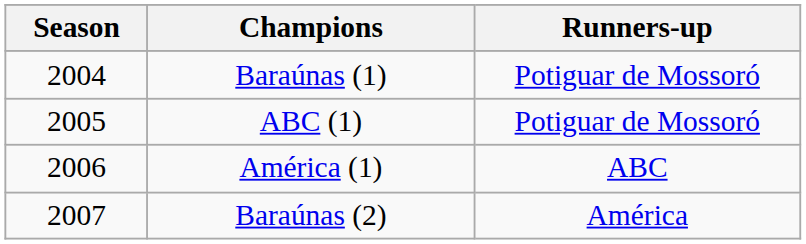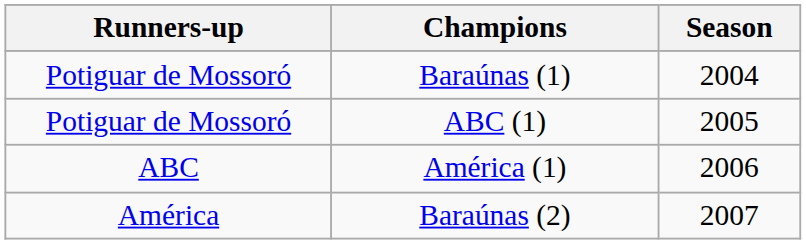columns swapped: (77, 27) <-> (637, 27)
